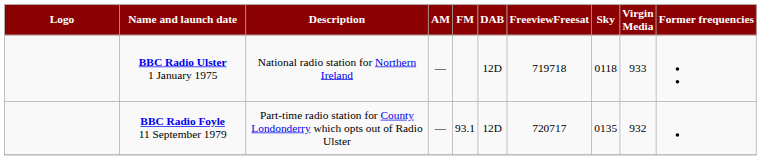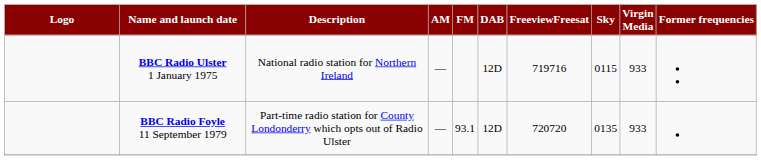(549, 68) 719718 -> (549, 68) 719716
(606, 68) 0118 -> (606, 68) 0115
(549, 128) 720717 -> (549, 128) 720720
(638, 128) 932 -> (638, 128) 933
